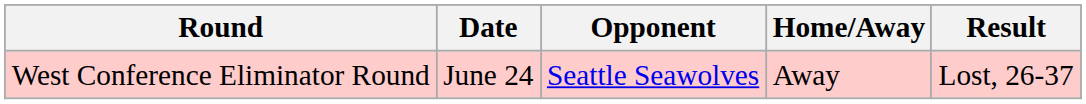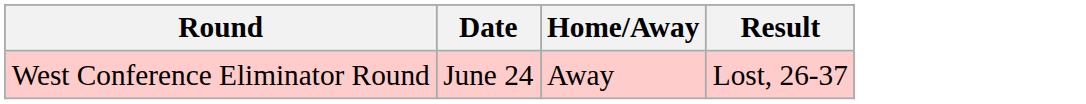- column: (653, 27)
